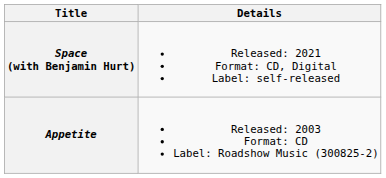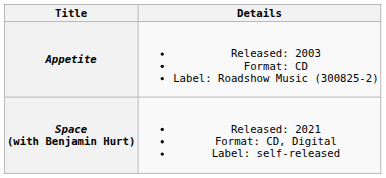rows swapped: (71, 135) <-> (71, 60)
